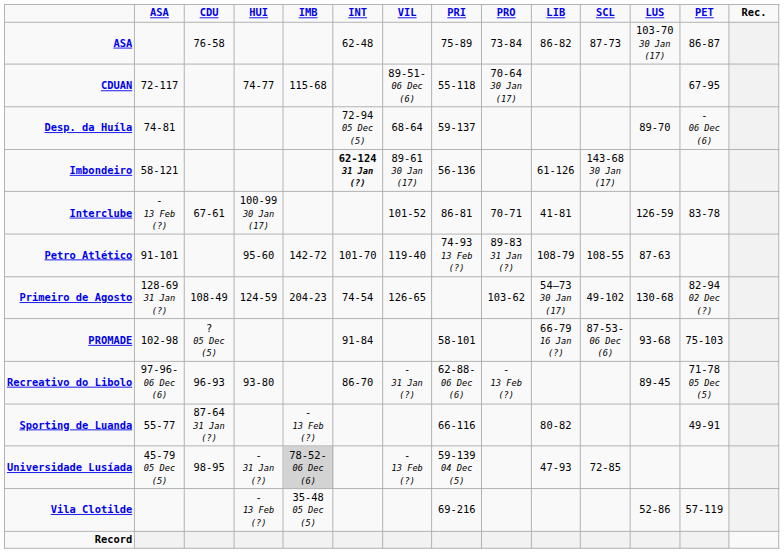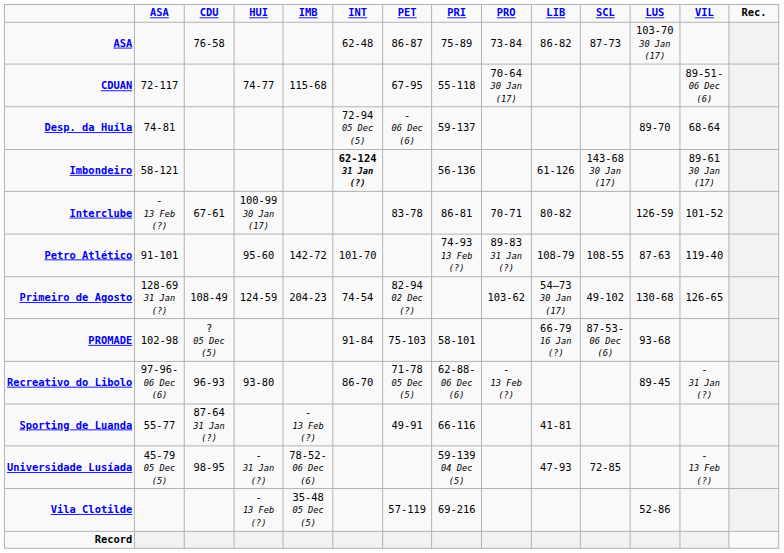columns swapped: (704, 13) <-> (407, 13)
(556, 212) 41-81 -> (556, 212) 80-82
(556, 425) 80-82 -> (556, 425) 41-81
(308, 467) lightgrey background -> (308, 467) no background
